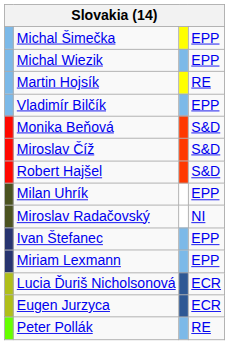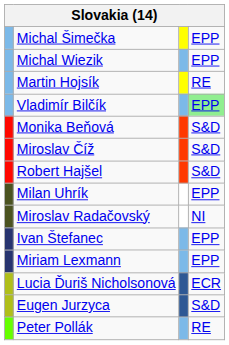(205, 104) no background -> (205, 104) lightgreen background
(206, 305) ECR -> (206, 305) S&D
